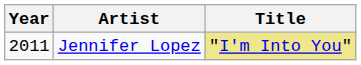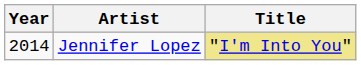(29, 46) 2011 -> (29, 46) 2014
